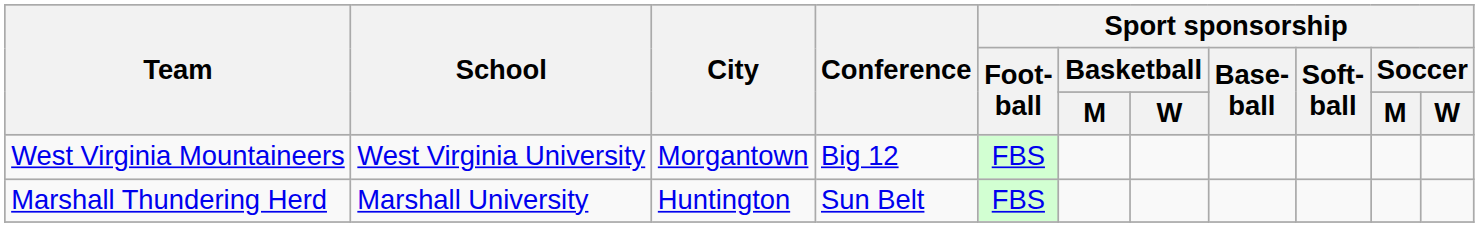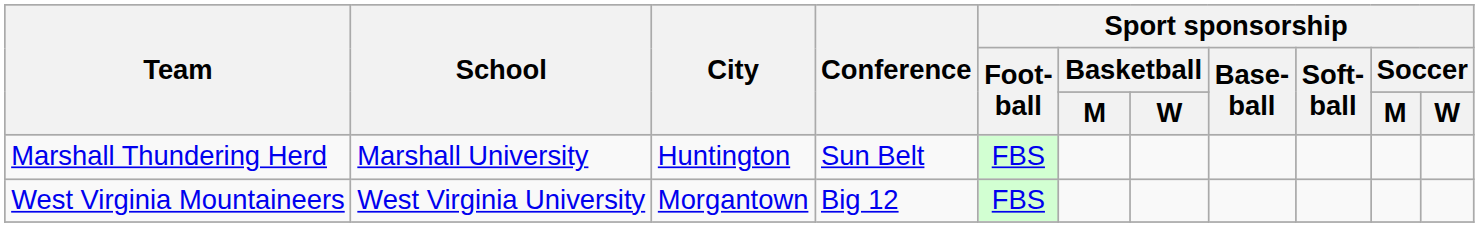rows swapped: (169, 199) <-> (178, 156)
